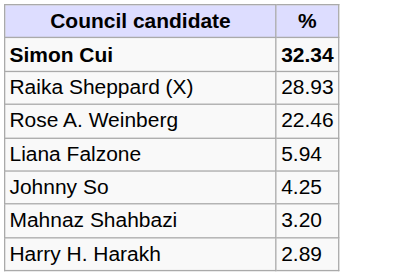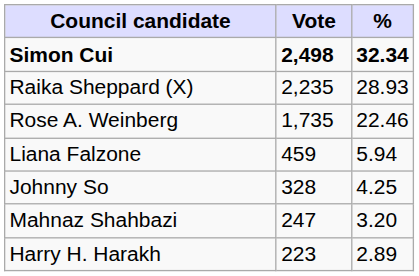+ column: (314, 21)
